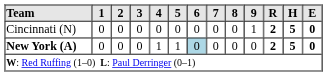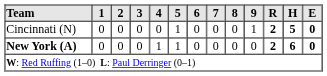(178, 29) 0 -> (178, 29) 1
(197, 46) lightblue background -> (197, 46) no background
(293, 46) 5 -> (293, 46) 6
